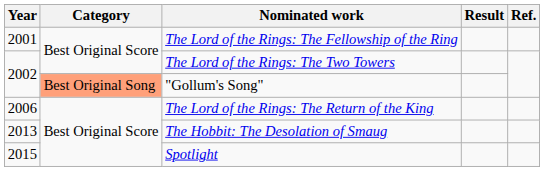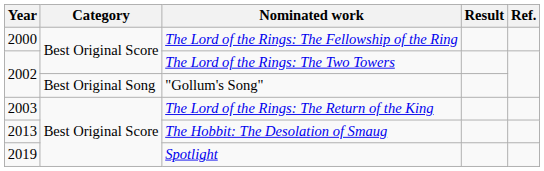(22, 39) 2001 -> (22, 39) 2000
(99, 85) lightsalmon background -> (99, 85) no background
(22, 108) 2006 -> (22, 108) 2003
(22, 154) 2015 -> (22, 154) 2019
